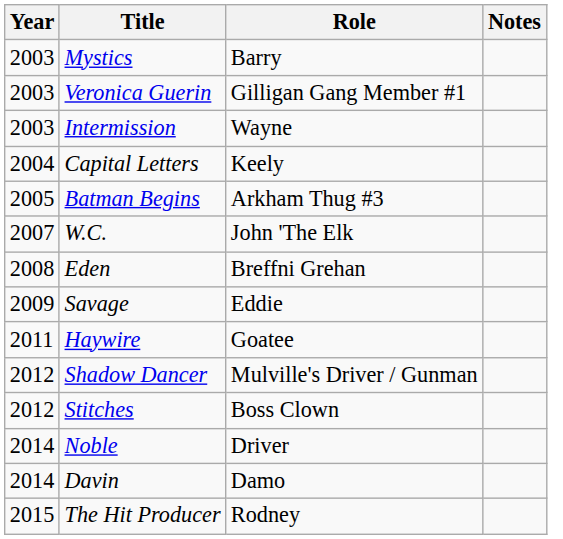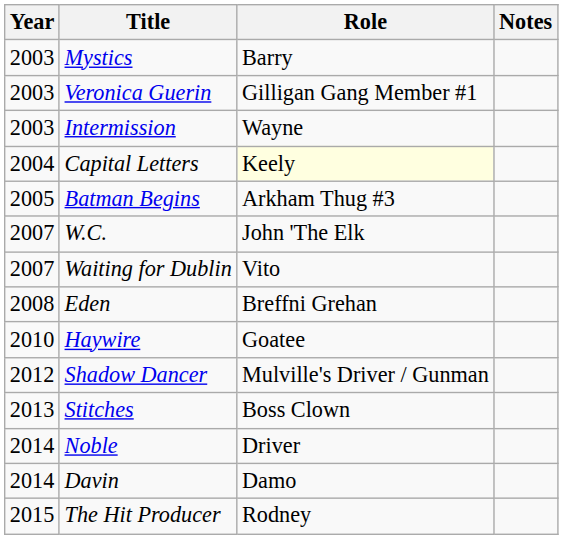(257, 163) no background -> (269, 163) lightyellow background
+ row: (148, 269)
- row: (97, 304)
(32, 339) 2011 -> (32, 339) 2010
(32, 410) 2012 -> (32, 410) 2013
